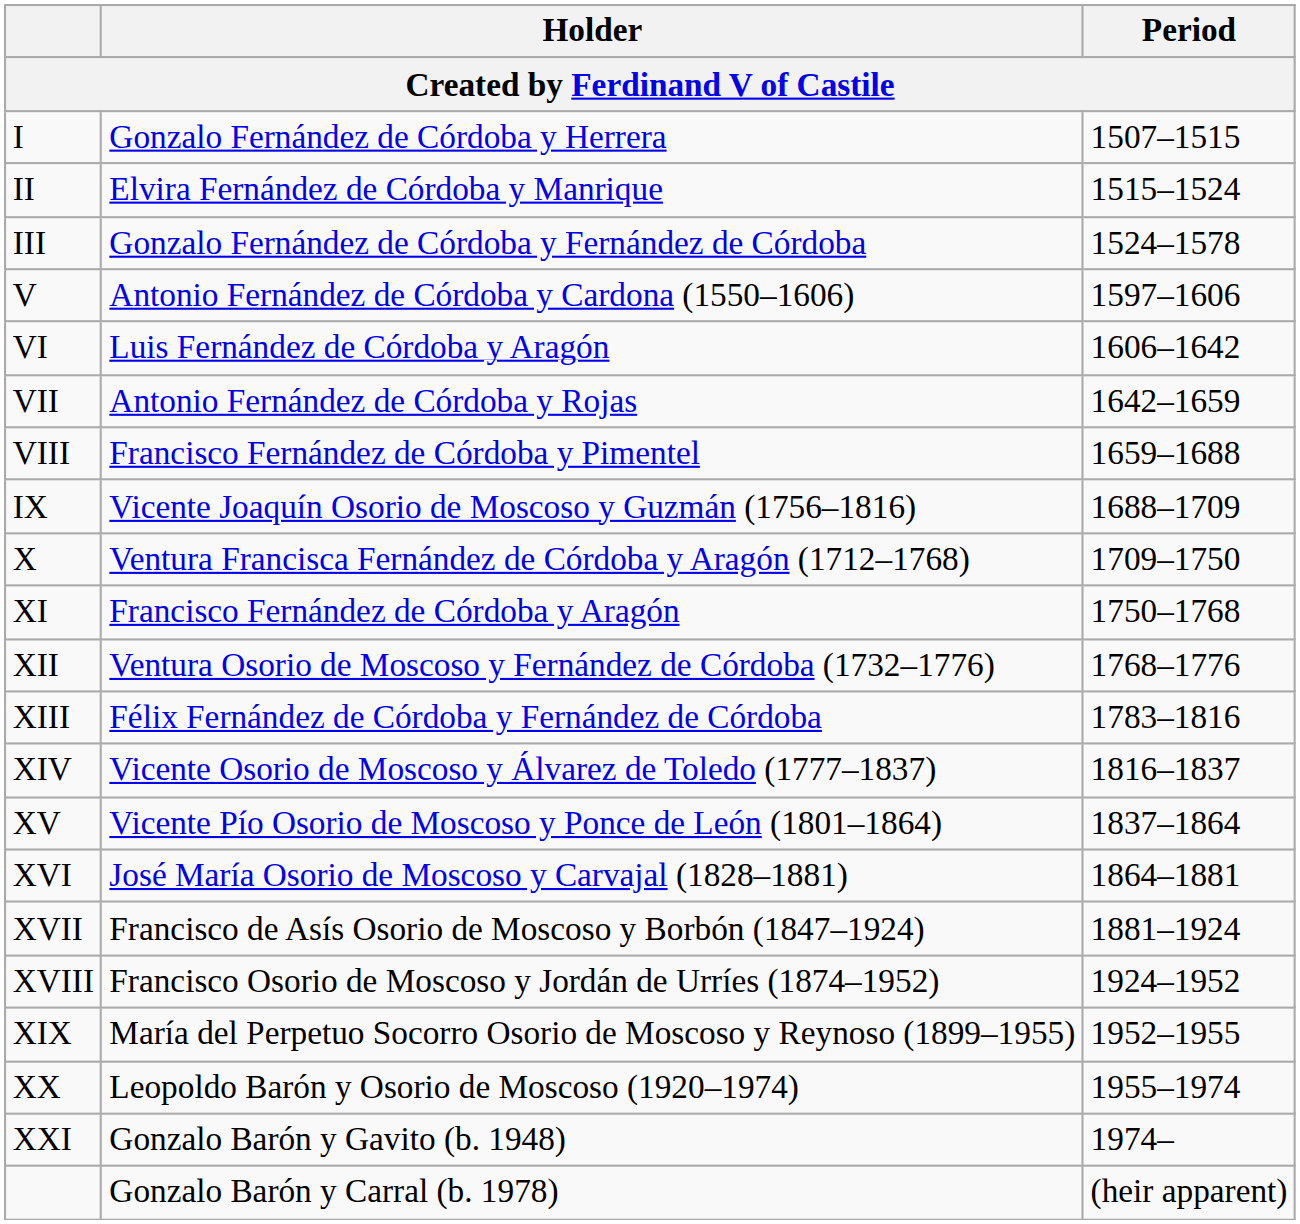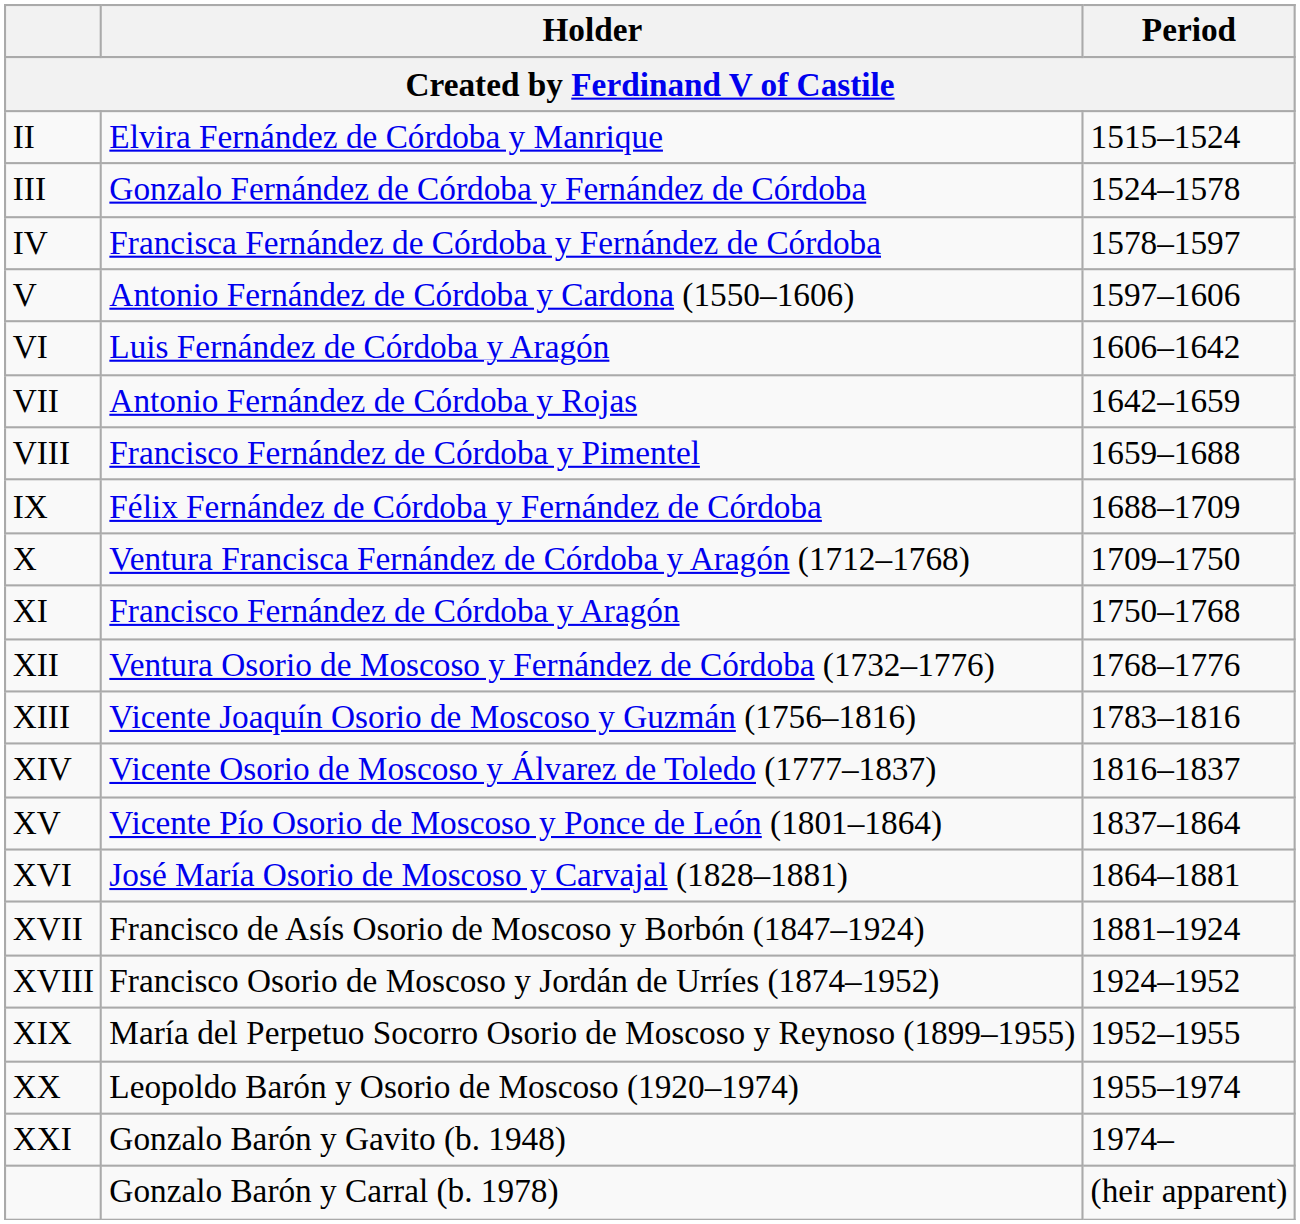- row: (18, 136)
+ row: (30, 242)
(513, 505) Vicente Joaquín Osorio de Moscoso y Guzmán (1756–1816) -> (466, 505) Félix Fernández de Córdoba y Fernández de Córdoba
(466, 717) Félix Fernández de Córdoba y Fernández de Córdoba -> (513, 717) Vicente Joaquín Osorio de Moscoso y Guzmán (1756–1816)
